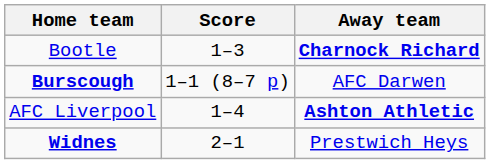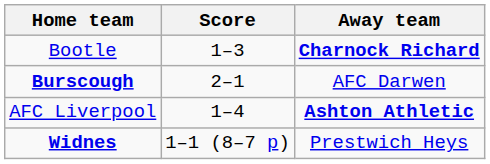(227, 82) 1–1 (8–7 p) -> (227, 82) 2–1
(227, 143) 2–1 -> (227, 143) 1–1 (8–7 p)
